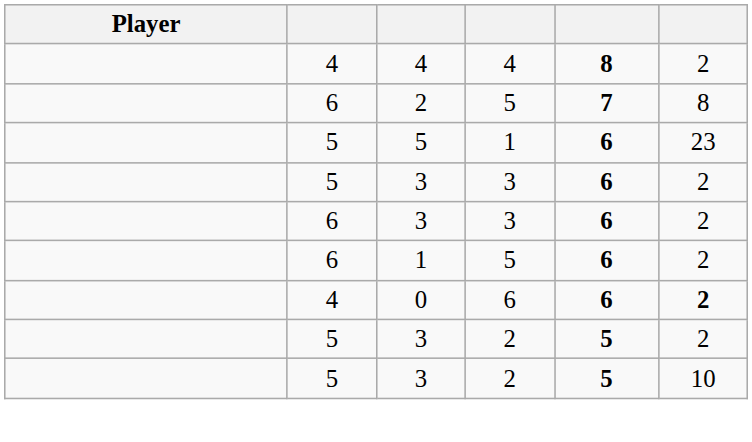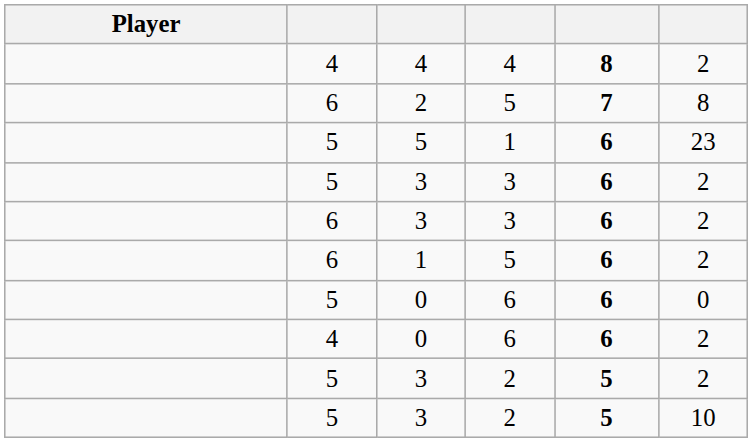+ row: (332, 299)
(703, 299) bold -> (703, 338) normal
